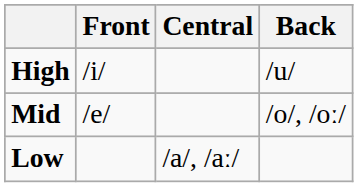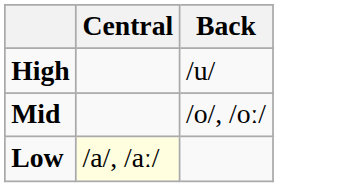- column: (116, 26)
(201, 158) no background -> (121, 158) lightyellow background
